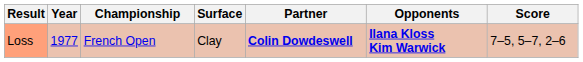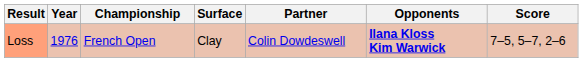(64, 40) 1977 -> (64, 40) 1976
(300, 40) bold -> (297, 40) normal
